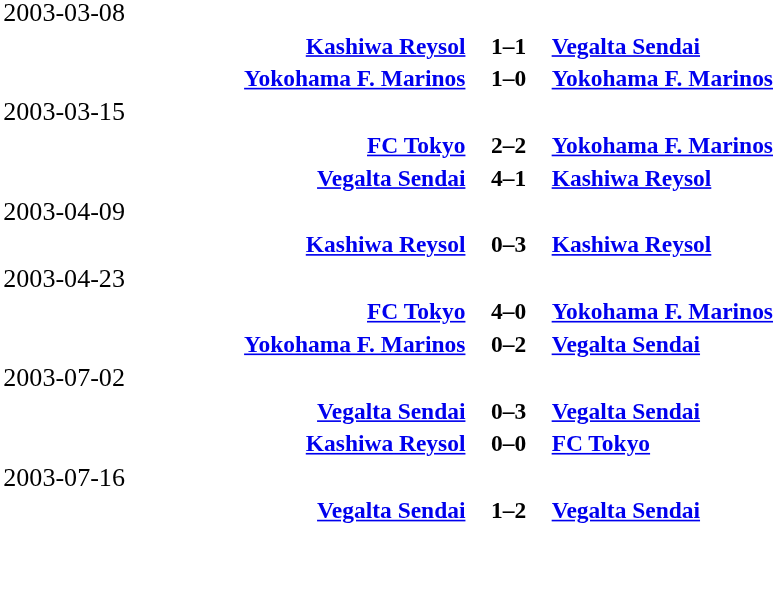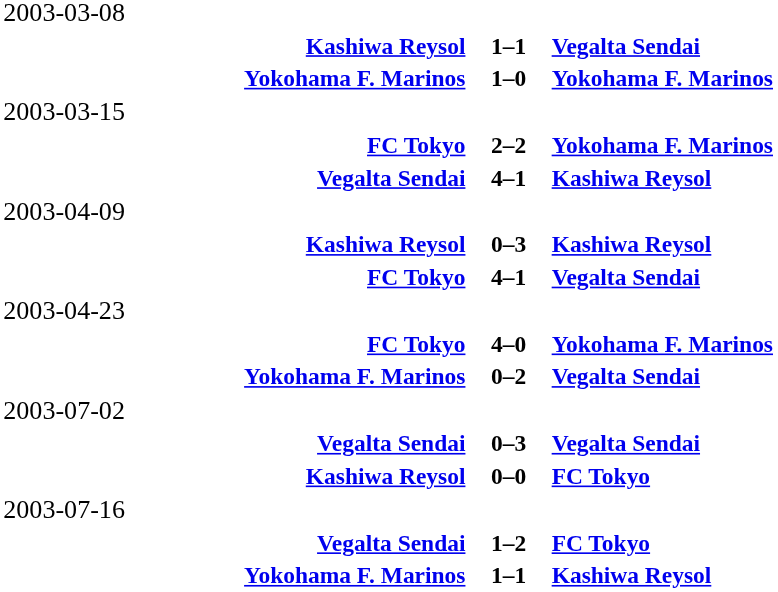+ row: (416, 277)
(626, 510) Vegalta Sendai -> (601, 543) FC Tokyo
+ row: (355, 575)
